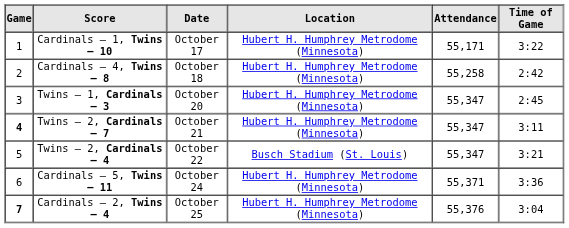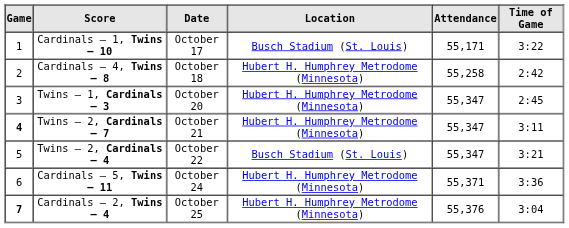(330, 46) Hubert H. Humphrey Metrodome (Minnesota) -> (330, 46) Busch Stadium (St. Louis)
